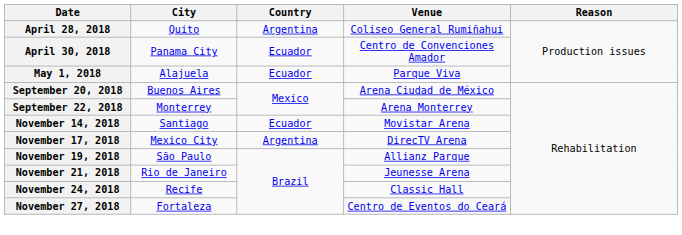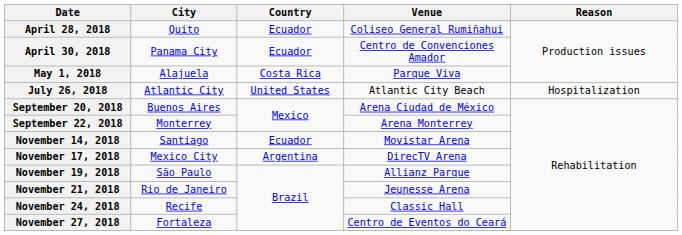(290, 29) Argentina -> (290, 29) Ecuador
(290, 74) Ecuador -> (290, 74) Costa Rica
+ row: (68, 90)
